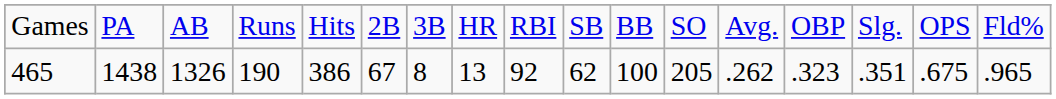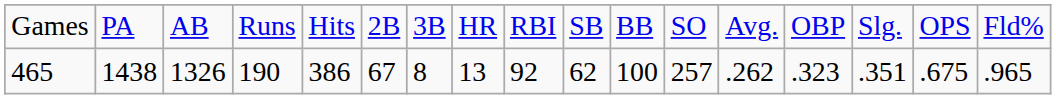(692, 70) 205 -> (692, 70) 257
